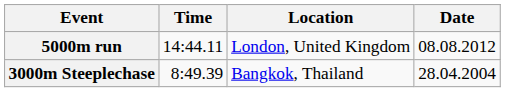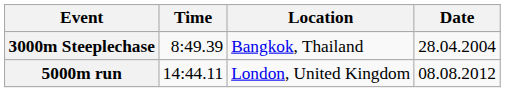rows swapped: (82, 73) <-> (82, 45)
